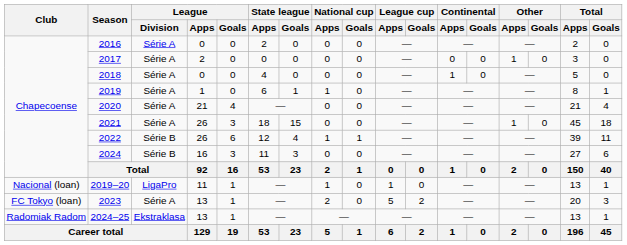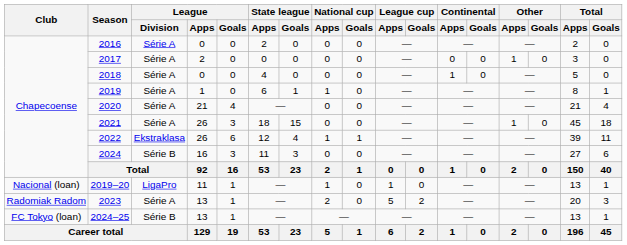(159, 138) Série B -> (159, 138) Ekstraklasa
(46, 201) FC Tokyo (loan) -> (46, 201) Radomiak Radom
(46, 216) Radomiak Radom -> (46, 216) FC Tokyo (loan)
(159, 216) Ekstraklasa -> (159, 216) Série B
